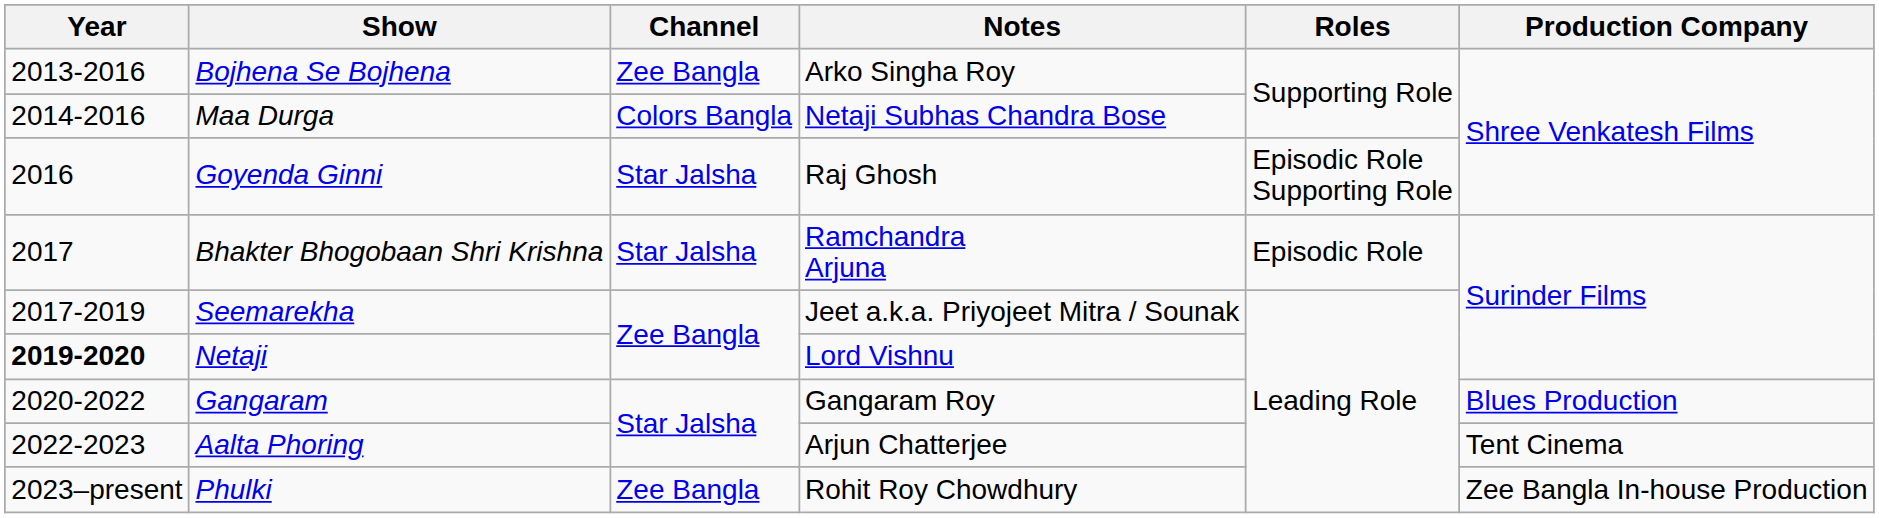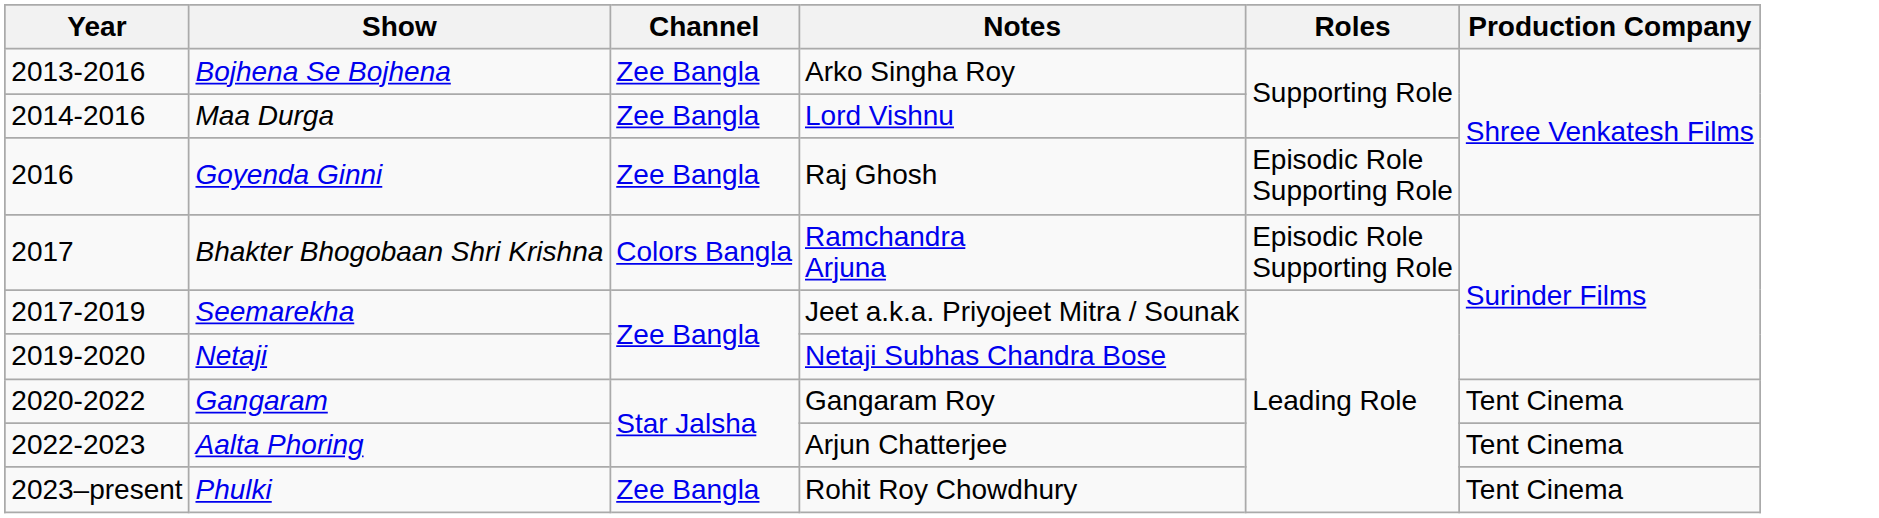(704, 115) Colors Bangla -> (688, 115) Zee Bangla
(986, 115) Netaji Subhas Chandra Bose -> (879, 115) Lord Vishnu
(686, 175) Star Jalsha -> (688, 175) Zee Bangla
(686, 251) Star Jalsha -> (704, 251) Colors Bangla
(1338, 251) Episodic Role -> (1353, 251) Episodic Role Supporting Role
(78, 356) bold -> (78, 356) normal
(879, 356) Lord Vishnu -> (986, 356) Netaji Subhas Chandra Bose
(1572, 400) Blues Production -> (1544, 400) Tent Cinema
(1667, 489) Zee Bangla In-house Production -> (1544, 489) Tent Cinema
